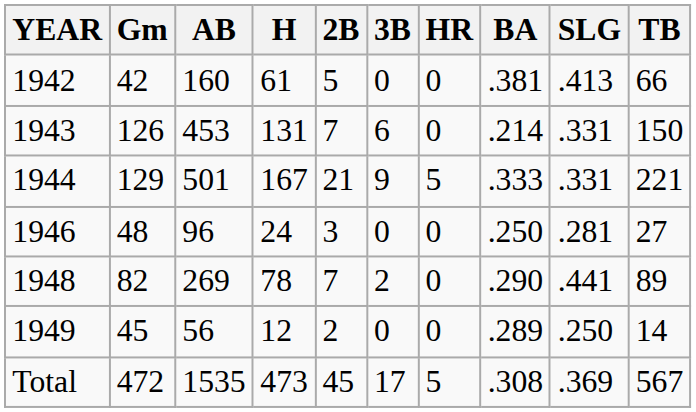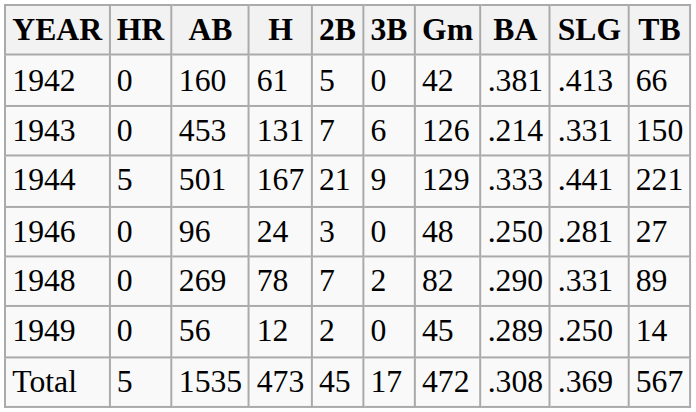columns swapped: (142, 29) <-> (449, 29)
(585, 180) .331 -> (585, 180) .441
(585, 280) .441 -> (585, 280) .331
